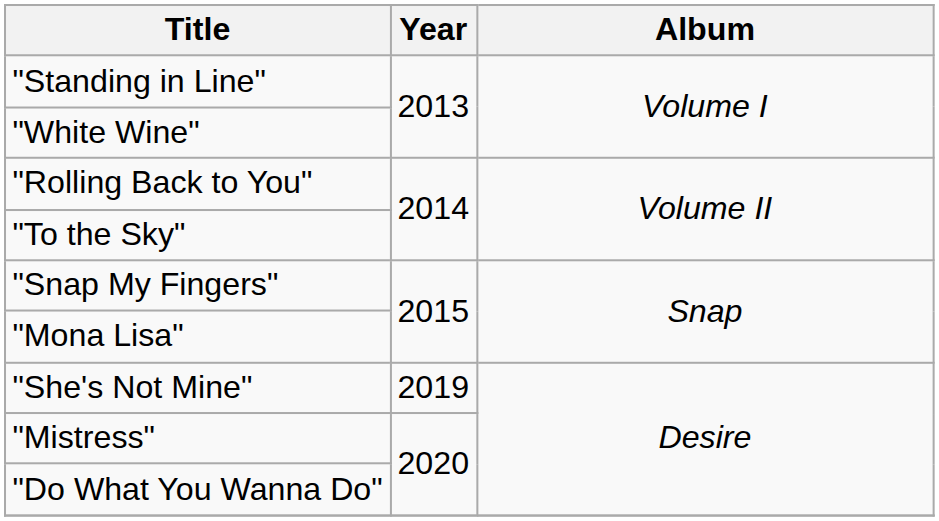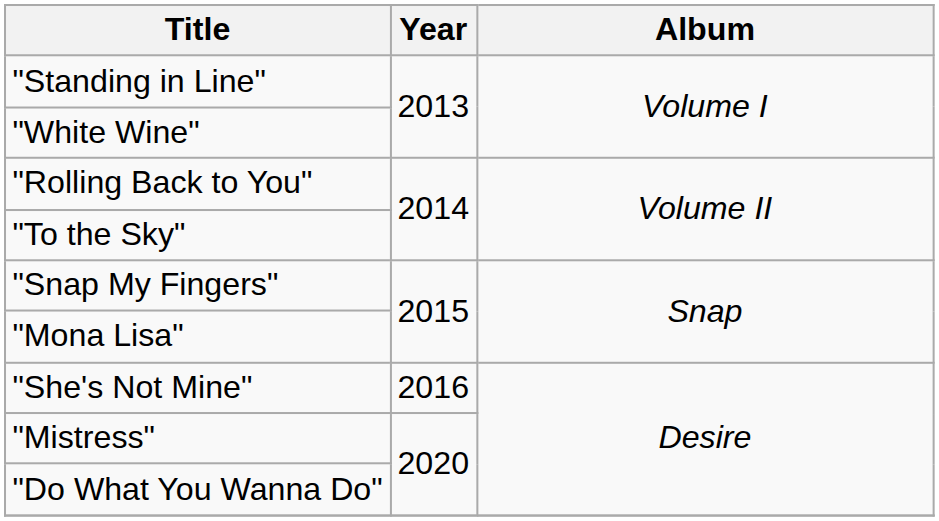(433, 387) 2019 -> (433, 387) 2016
